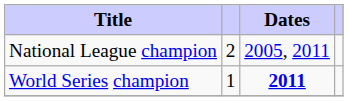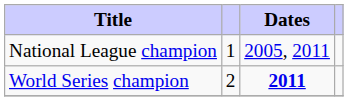(231, 50) 2 -> (231, 50) 1
(231, 80) 1 -> (231, 80) 2
